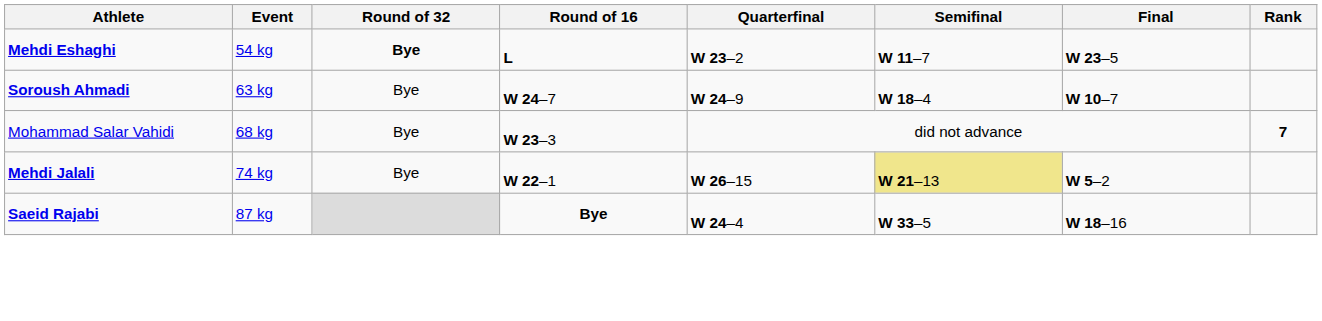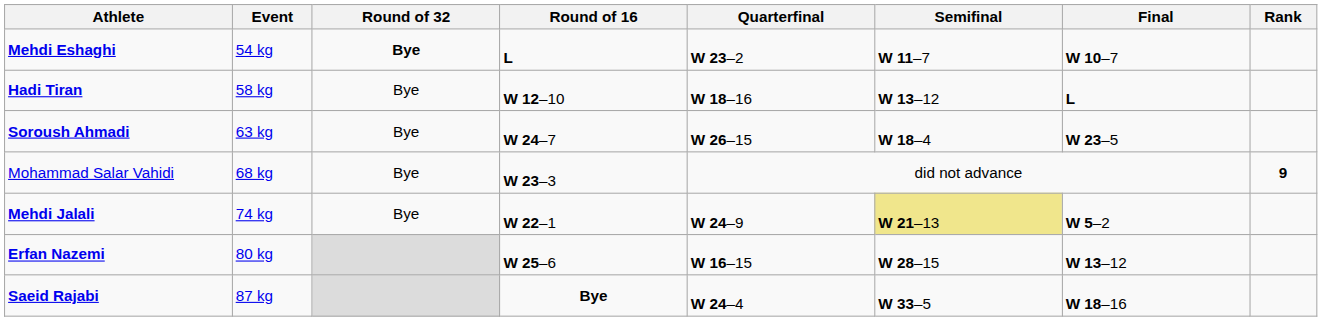(1092, 58) W 23–5 -> (1092, 58) W 10–7
+ row: (45, 91)
(717, 99) W 24–9 -> (721, 140) W 26–15
(1092, 99) W 10–7 -> (1092, 140) W 23–5
(1283, 132) 7 -> (1283, 173) 9
(721, 181) W 26–15 -> (717, 222) W 24–9
+ row: (56, 255)
